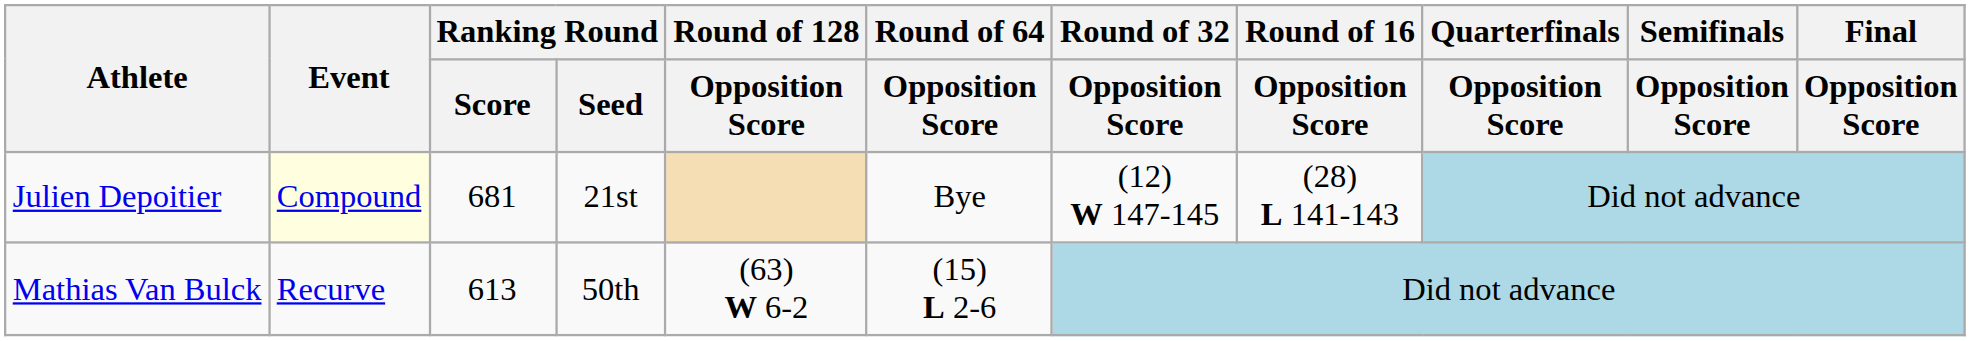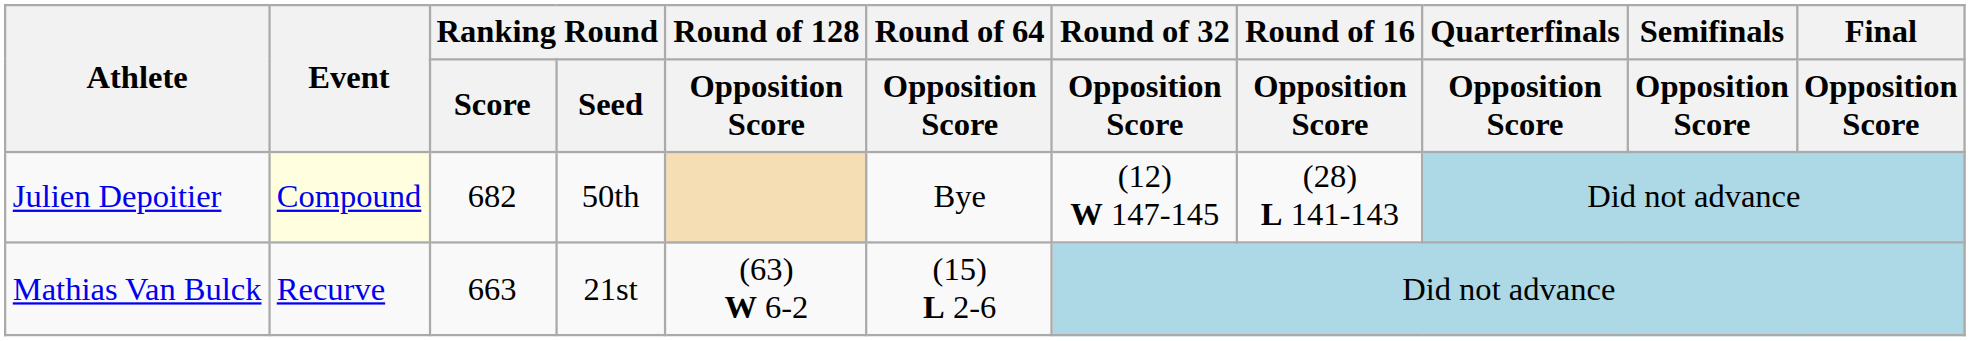(492, 196) 681 -> (492, 196) 682
(611, 196) 21st -> (611, 196) 50th
(492, 288) 613 -> (492, 288) 663
(611, 288) 50th -> (611, 288) 21st
